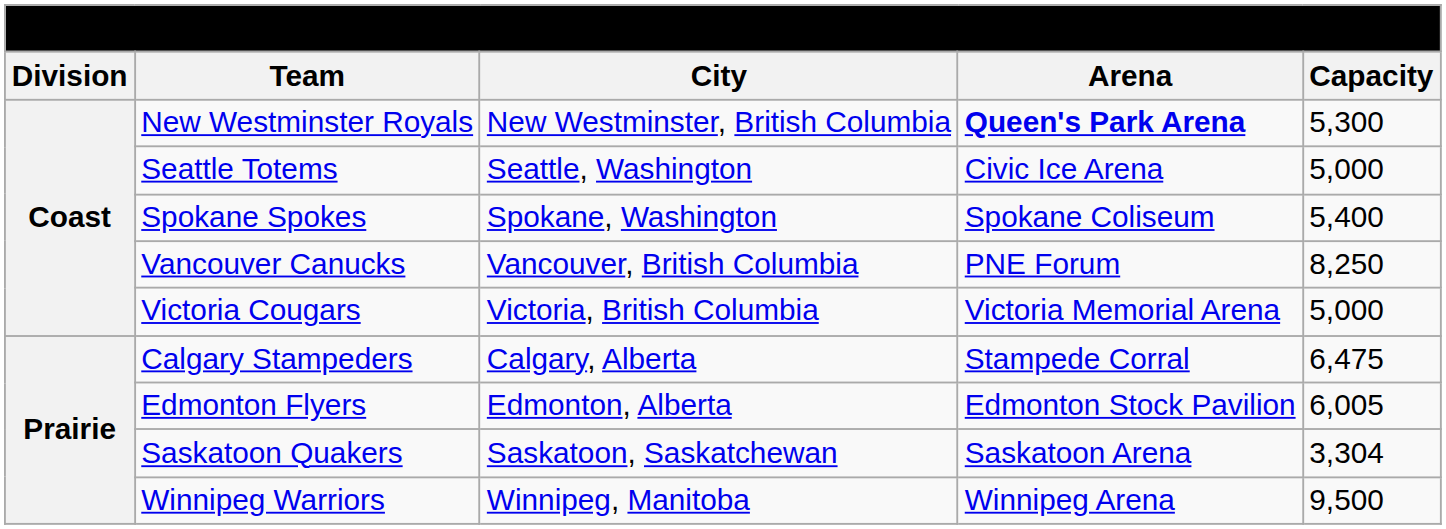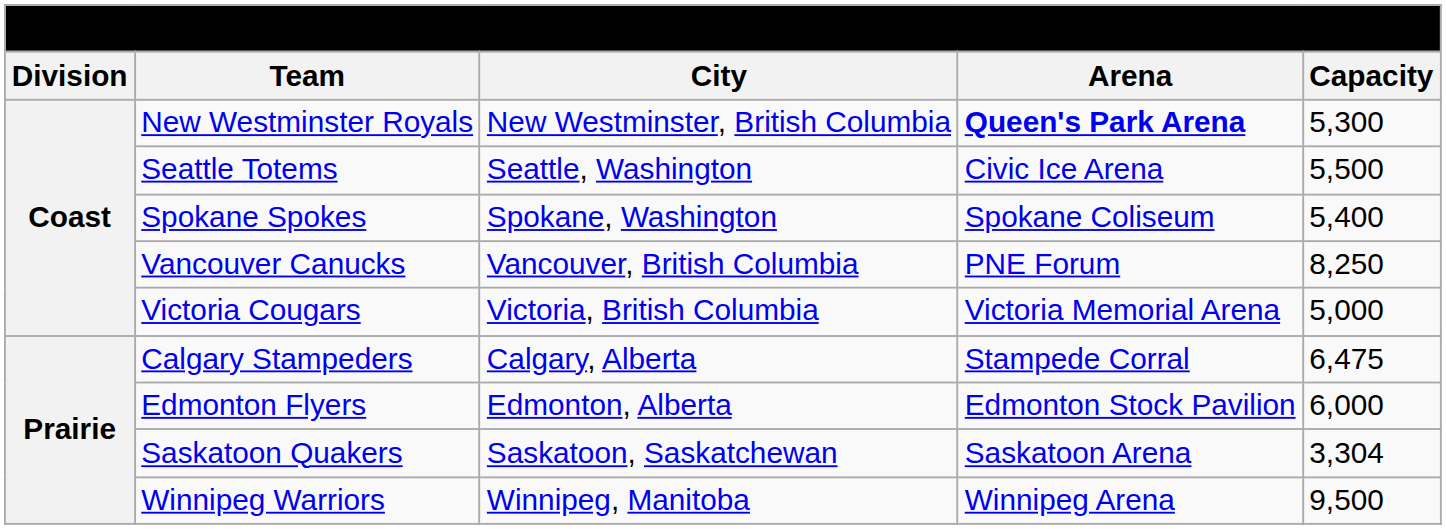(1347, 169) 5,000 -> (1347, 169) 5,500
(1347, 405) 6,005 -> (1347, 405) 6,000
